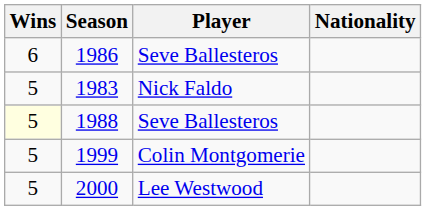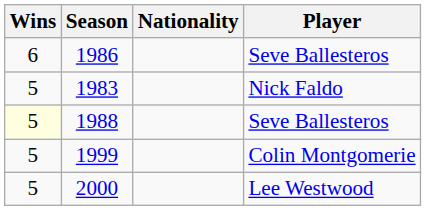columns swapped: (221, 21) <-> (365, 21)
